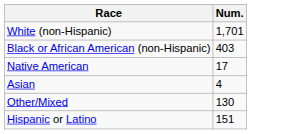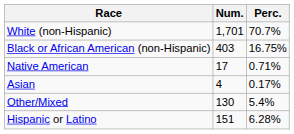+ column: (268, 13)
